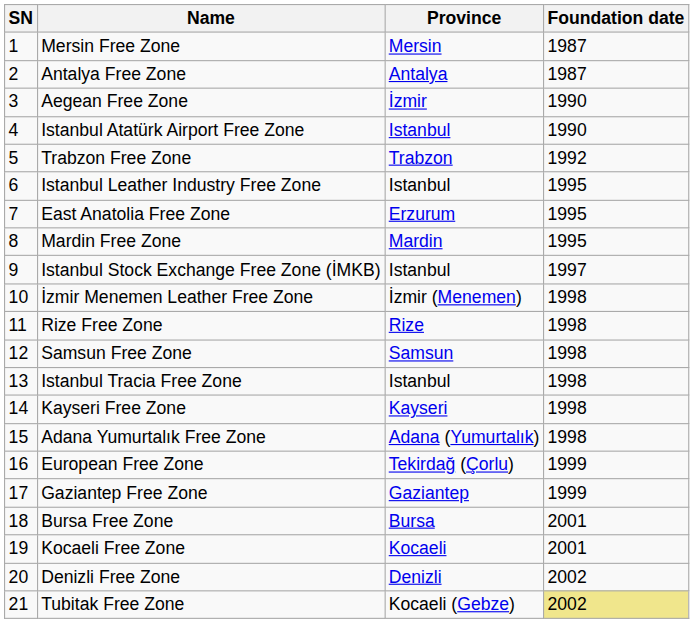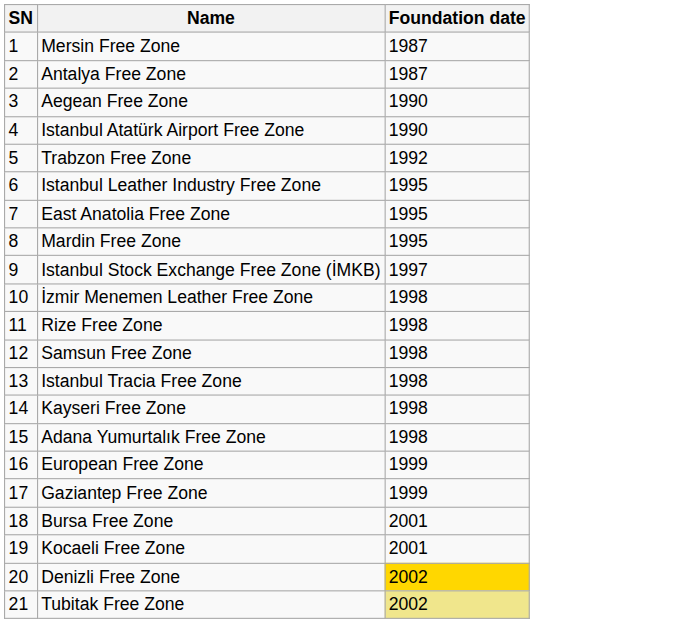- column: (464, 18)
(567, 576) no background -> (408, 576) gold background
